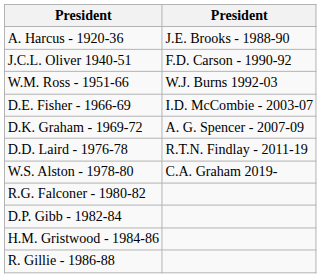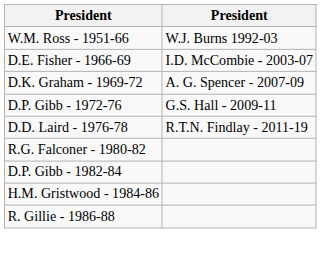- row: (66, 37)
- row: (70, 60)
+ row: (65, 104)
- row: (71, 171)
